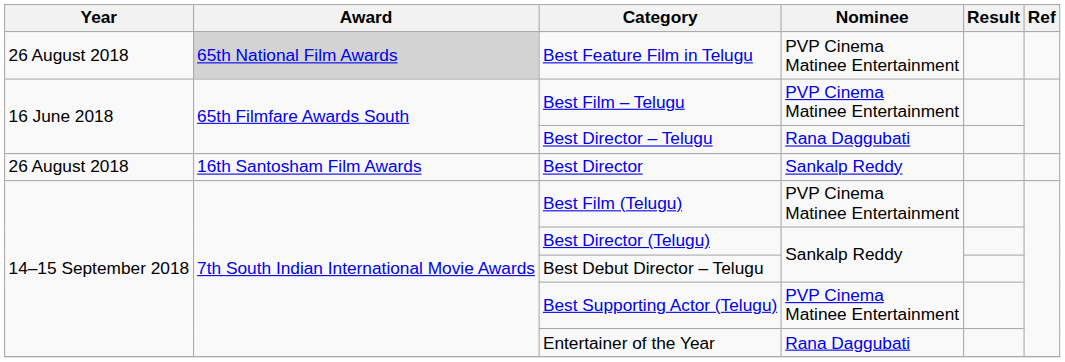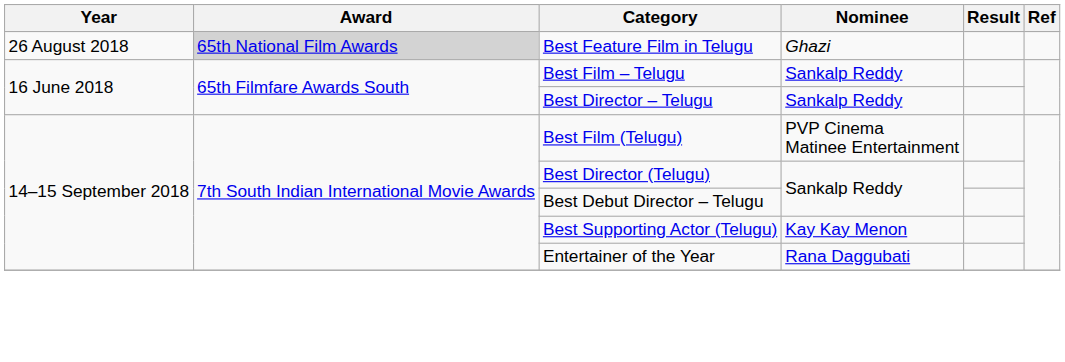(872, 55) PVP Cinema Matinee Entertainment -> (808, 45) Ghazi
(872, 102) PVP Cinema Matinee Entertainment -> (844, 73) Sankalp Reddy
(848, 139) Rana Daggubati -> (844, 100) Sankalp Reddy
- row: (593, 166)
(872, 305) PVP Cinema Matinee Entertainment -> (846, 229) Kay Kay Menon
